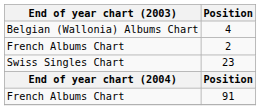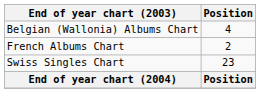- row: (228, 96)
